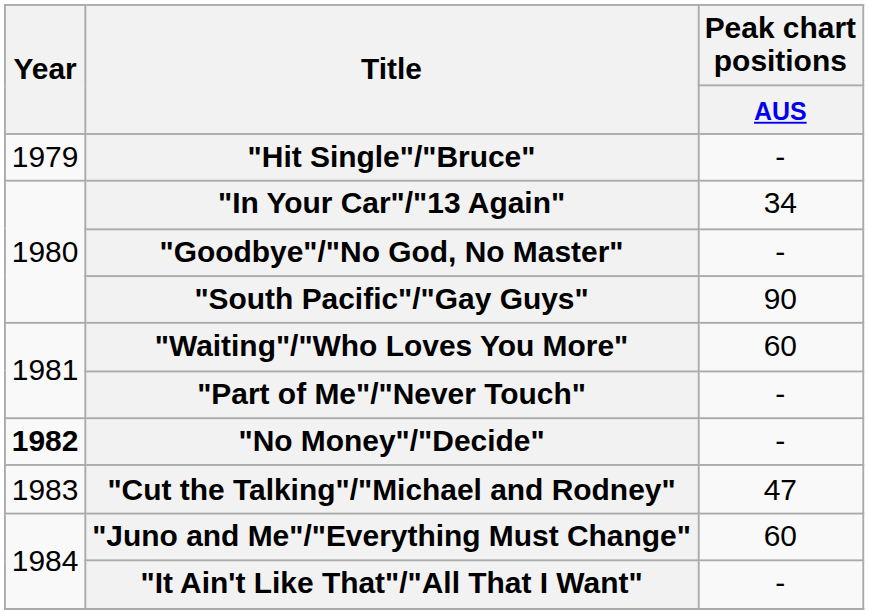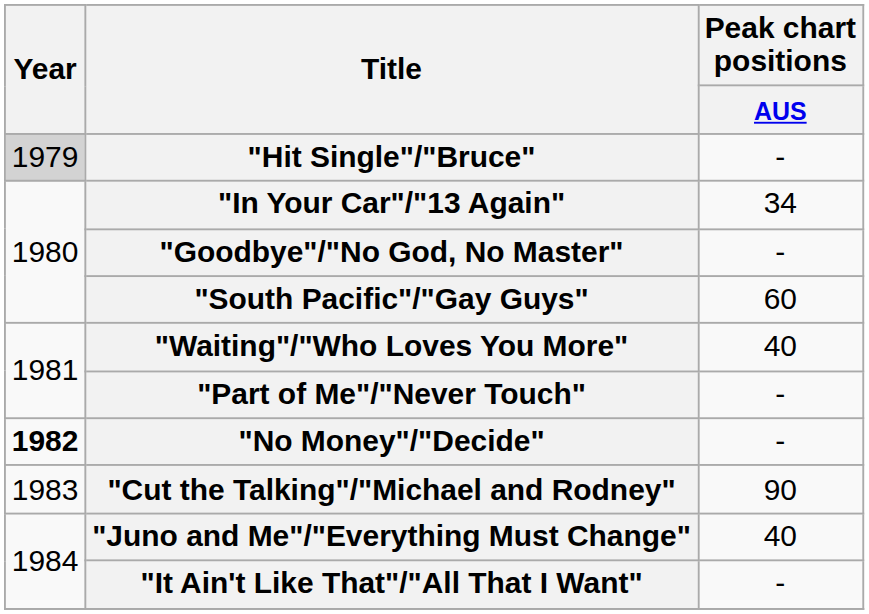(45, 156) no background -> (45, 156) lightgrey background
(780, 299) 90 -> (780, 299) 60
(780, 346) 60 -> (780, 346) 40
(780, 488) 47 -> (780, 488) 90
(780, 536) 60 -> (780, 536) 40
